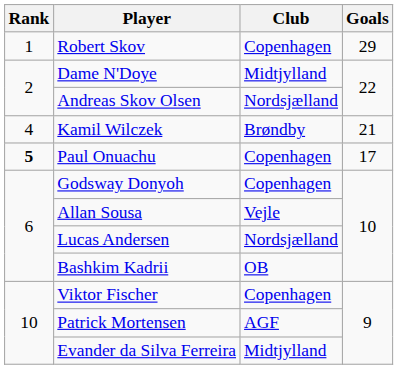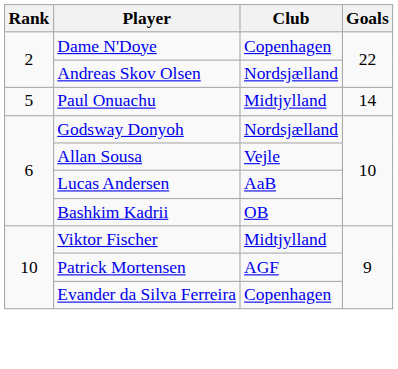- row: (101, 45)
(285, 73) Midtjylland -> (288, 45) Copenhagen
- row: (110, 128)
(29, 156) bold -> (29, 101) normal
(288, 156) Copenhagen -> (285, 101) Midtjylland
(367, 156) 17 -> (367, 101) 14
(288, 184) Copenhagen -> (291, 128) Nordsjælland
(291, 239) Nordsjælland -> (260, 184) AaB
(288, 294) Copenhagen -> (285, 239) Midtjylland
(285, 350) Midtjylland -> (288, 294) Copenhagen
